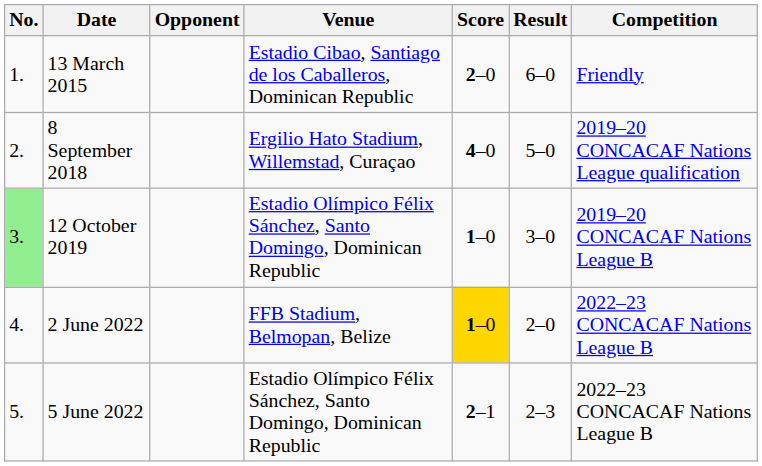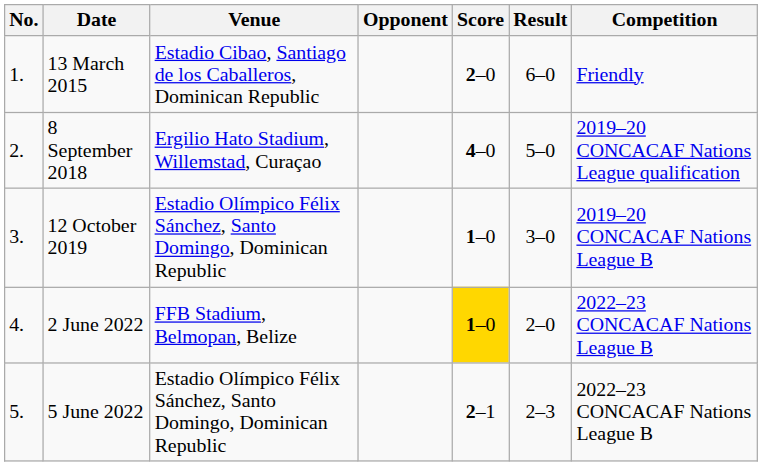columns swapped: (348, 20) <-> (197, 20)
(17, 237) lightgreen background -> (17, 237) no background
